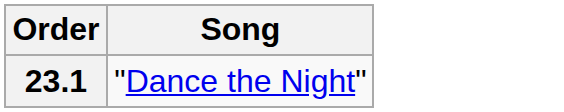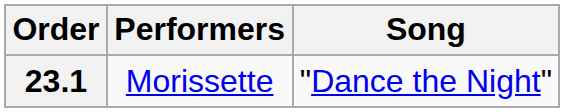+ column: (200, 29)
